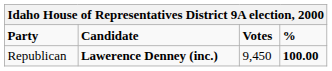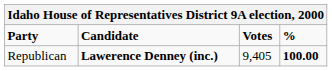(257, 55) 9,450 -> (257, 55) 9,405
